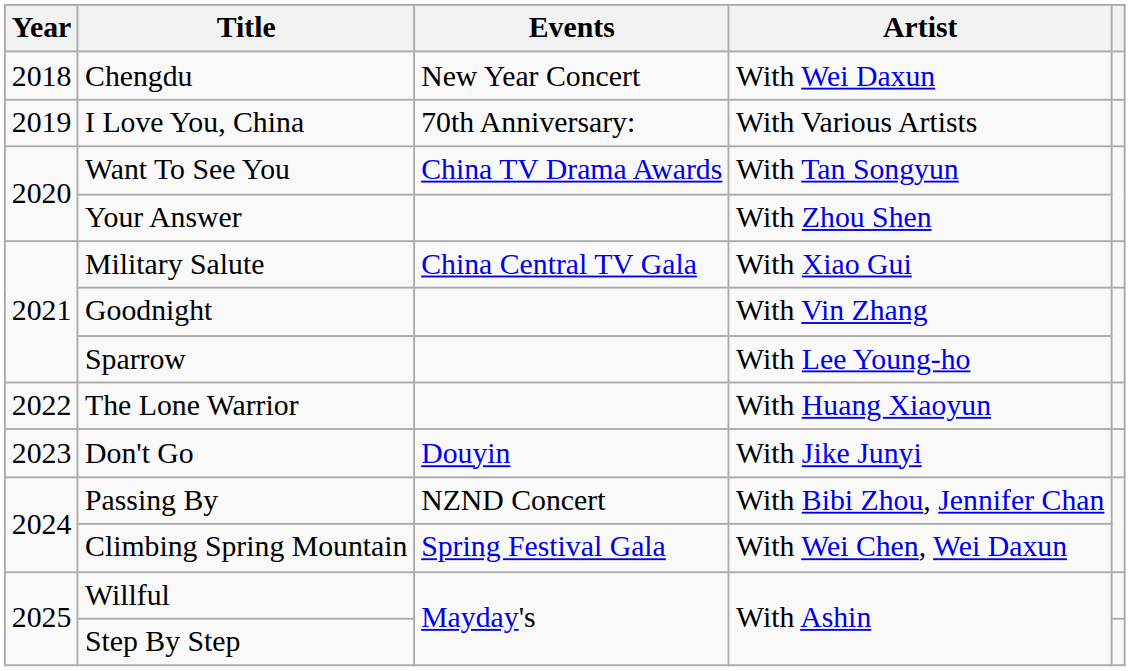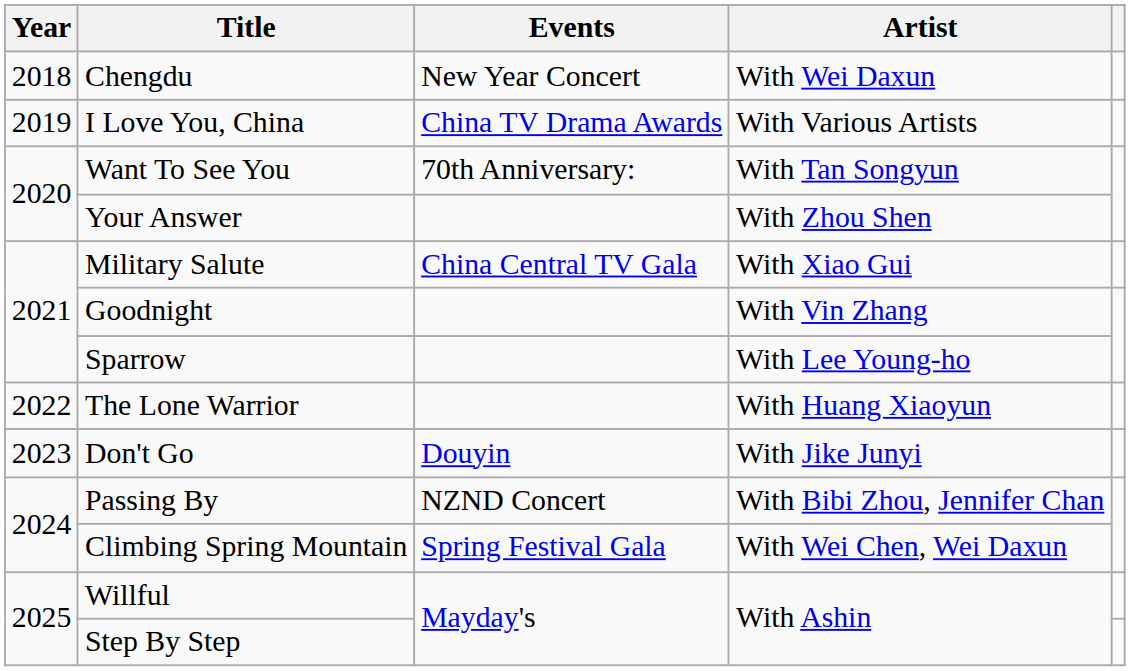(528, 122) 70th Anniversary: -> (572, 122) China TV Drama Awards
(572, 169) China TV Drama Awards -> (528, 169) 70th Anniversary:
